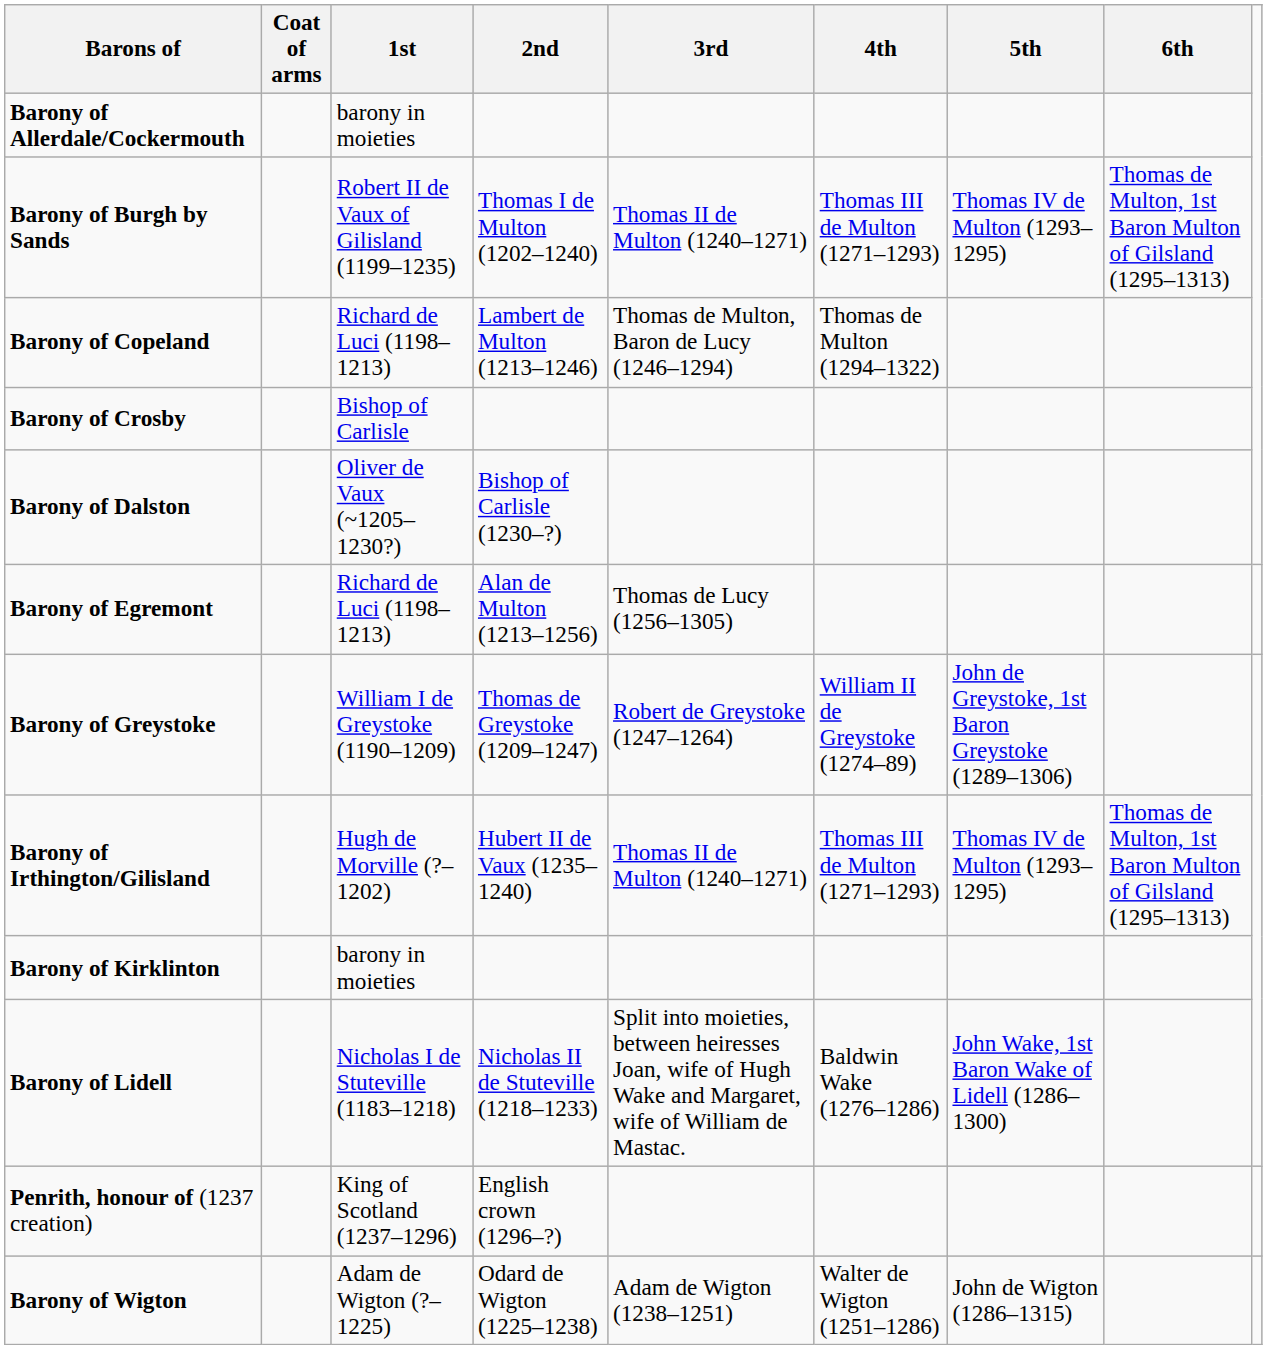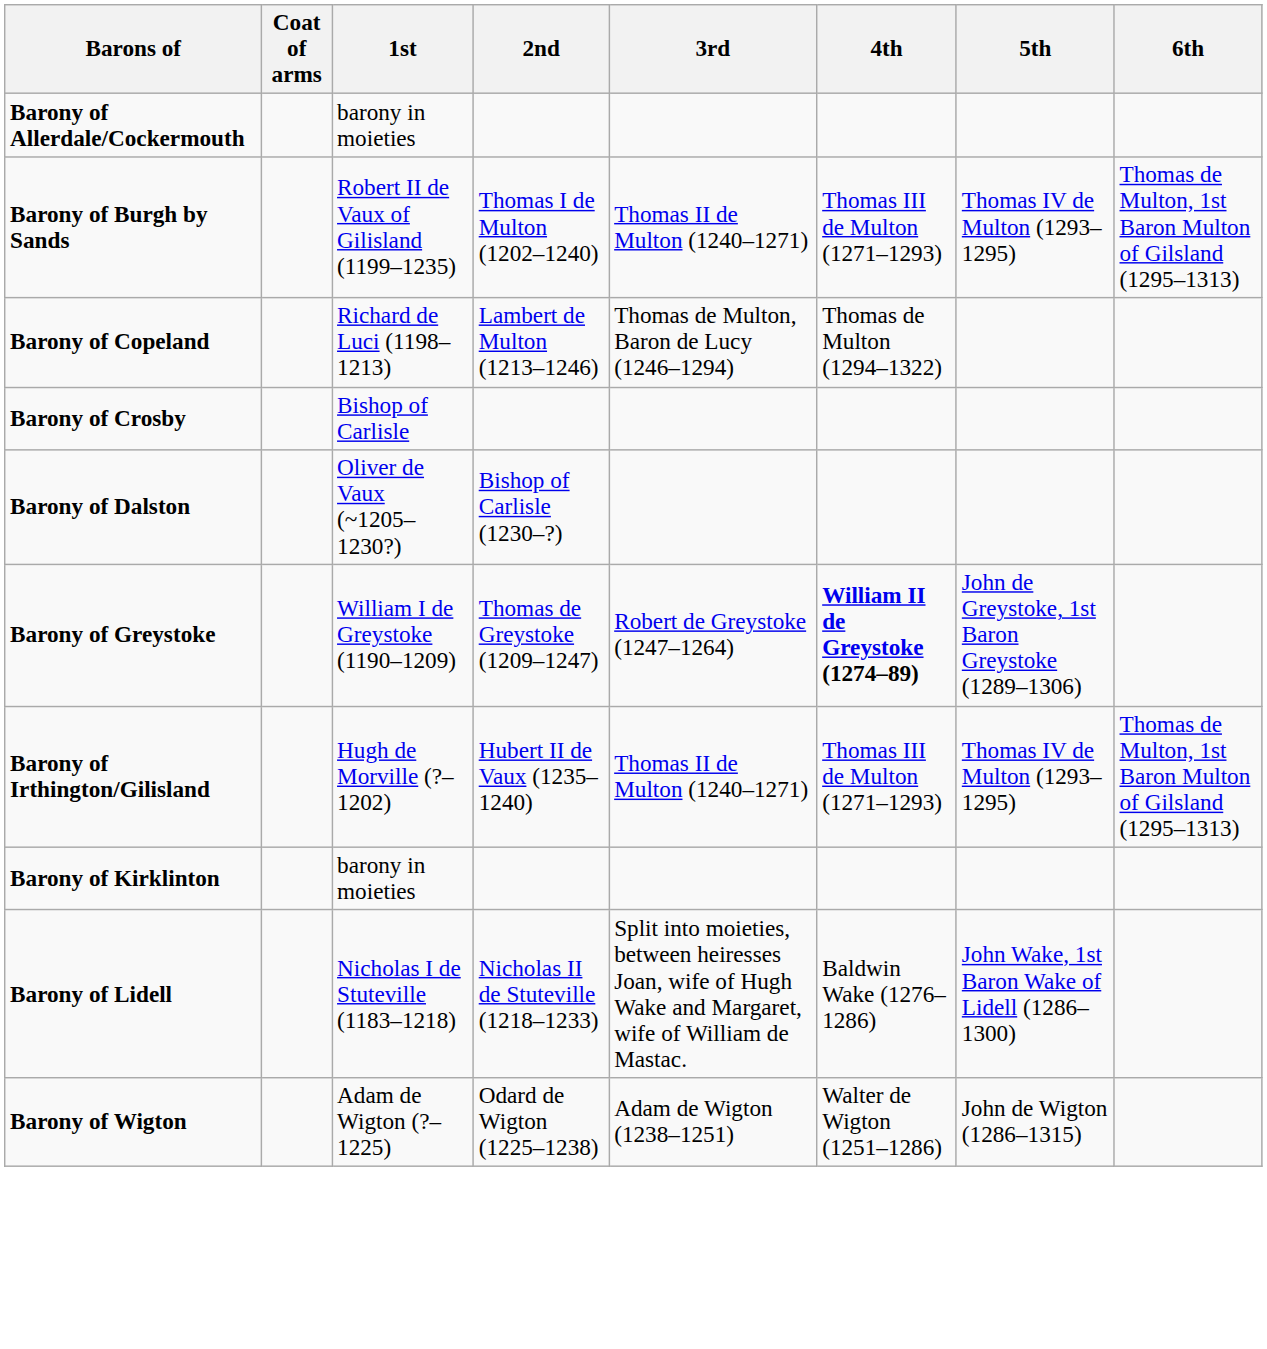- row: (111, 609)
(868, 724) normal -> (874, 635) bold
- row: (132, 1210)
